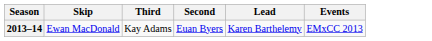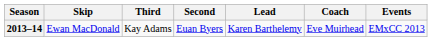+ column: (335, 12)
